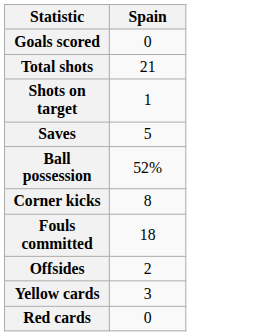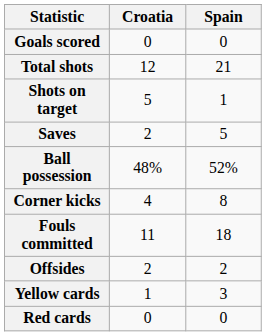+ column: (148, 16)
